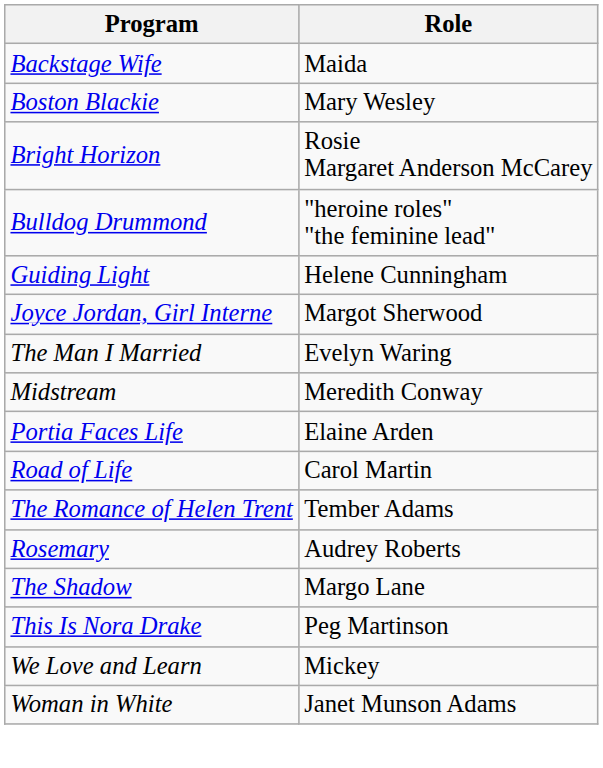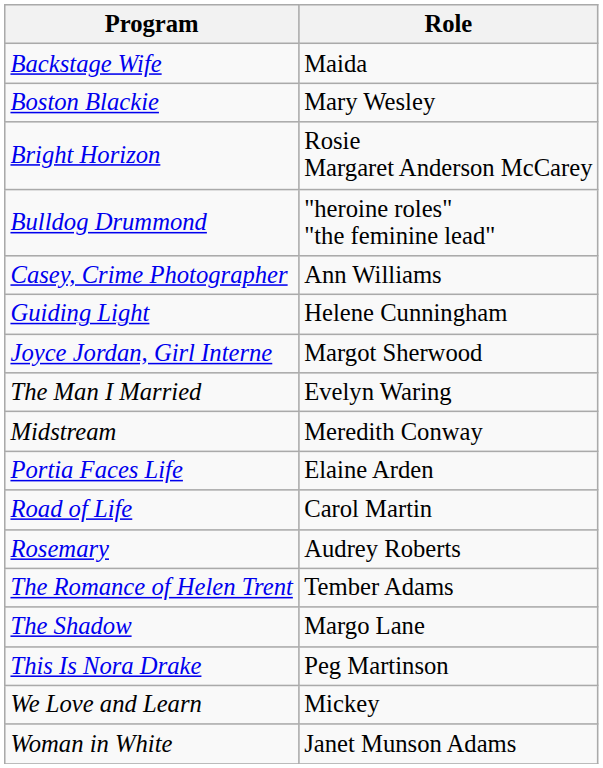+ row: (149, 274)
rows swapped: (152, 509) <-> (60, 548)
